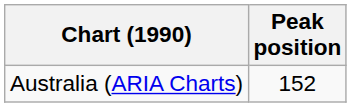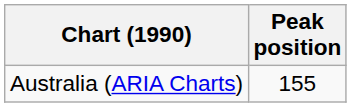(297, 83) 152 -> (297, 83) 155
